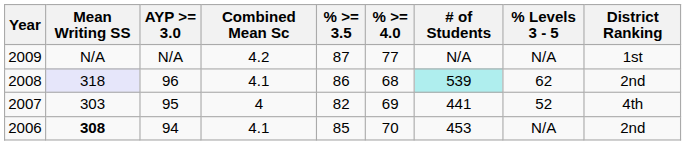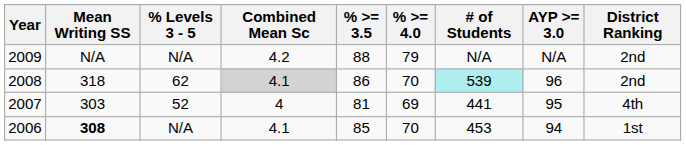columns swapped: (544, 24) <-> (170, 24)
(341, 56) 87 -> (361, 56) 88
(390, 56) 77 -> (410, 56) 79
(633, 56) 1st -> (633, 56) 2nd
(92, 80) lavender background -> (92, 80) no background
(259, 80) no background -> (279, 80) lightgrey background
(390, 80) 68 -> (410, 80) 70
(341, 104) 82 -> (361, 104) 81
(633, 128) 2nd -> (633, 128) 1st
